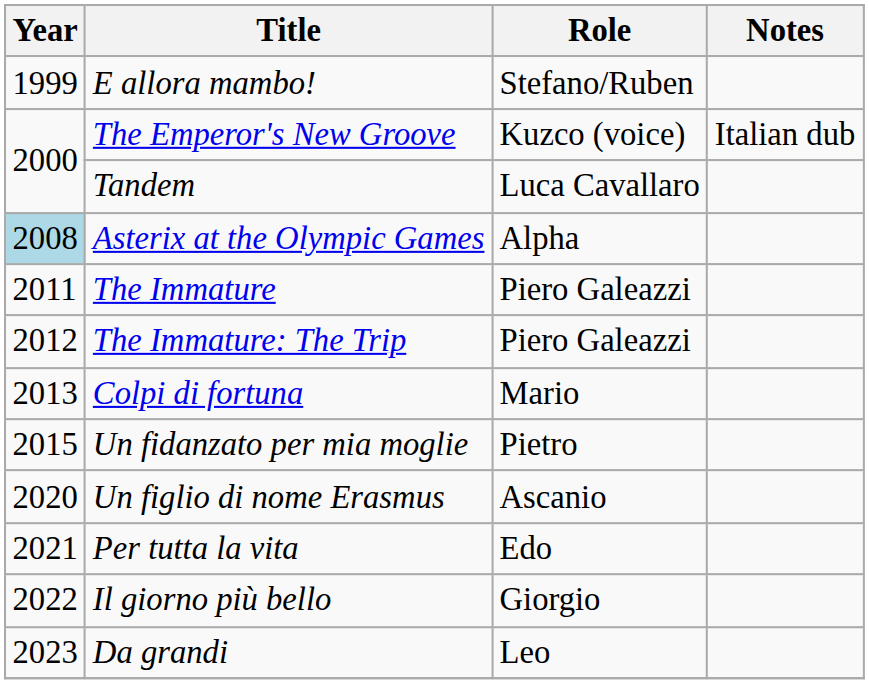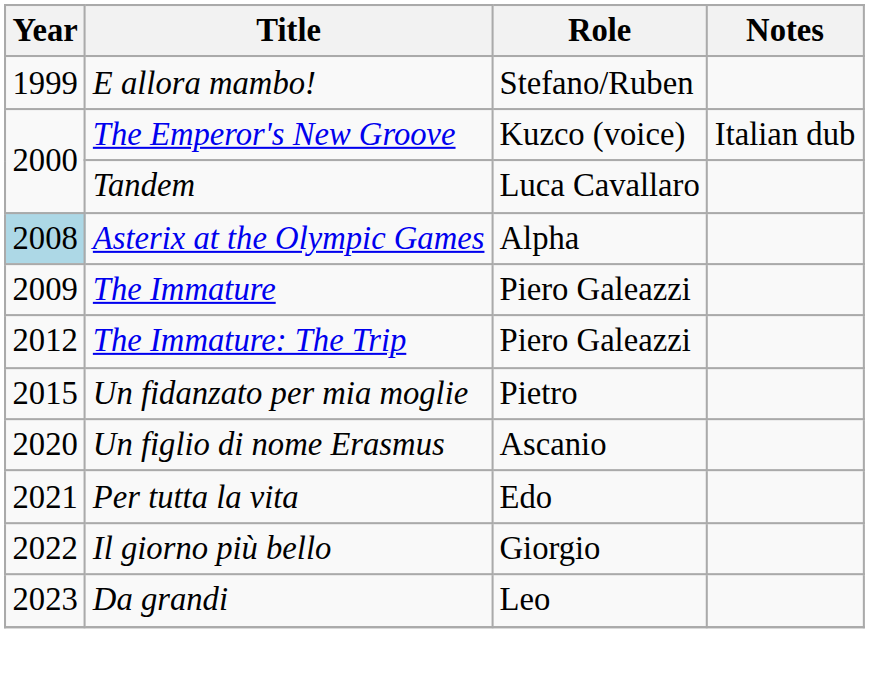(45, 289) 2011 -> (45, 289) 2009
- row: (198, 392)
